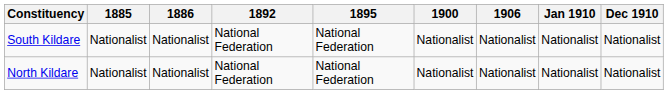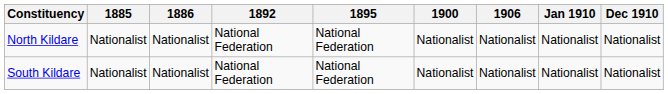rows swapped: (43, 73) <-> (44, 40)
